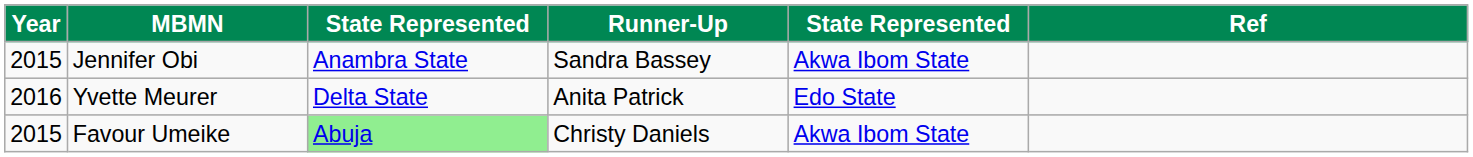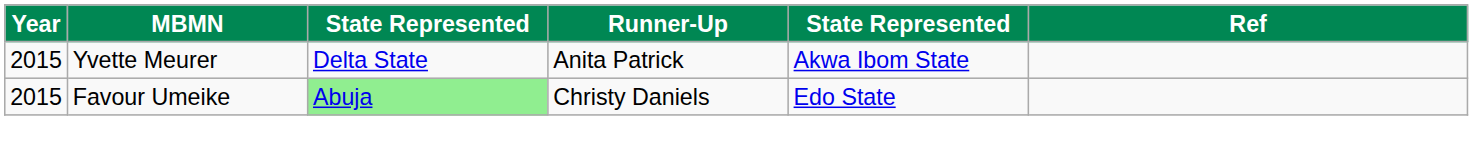- row: (135, 60)
(36, 97) 2016 -> (36, 60) 2015
(845, 97) Edo State -> (881, 60) Akwa Ibom State
(881, 134) Akwa Ibom State -> (845, 97) Edo State
